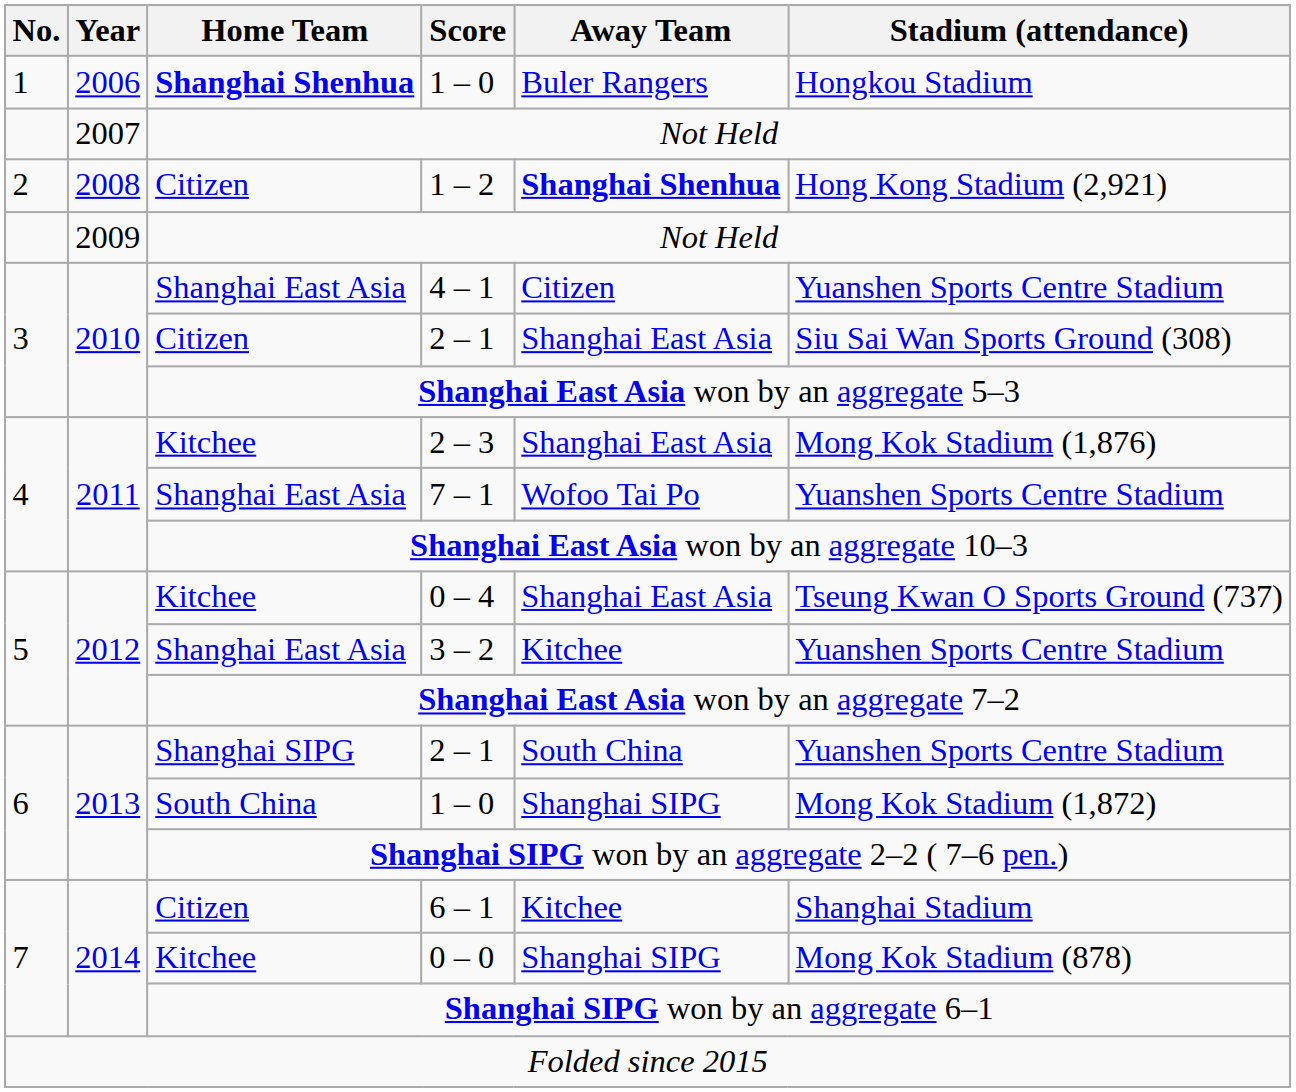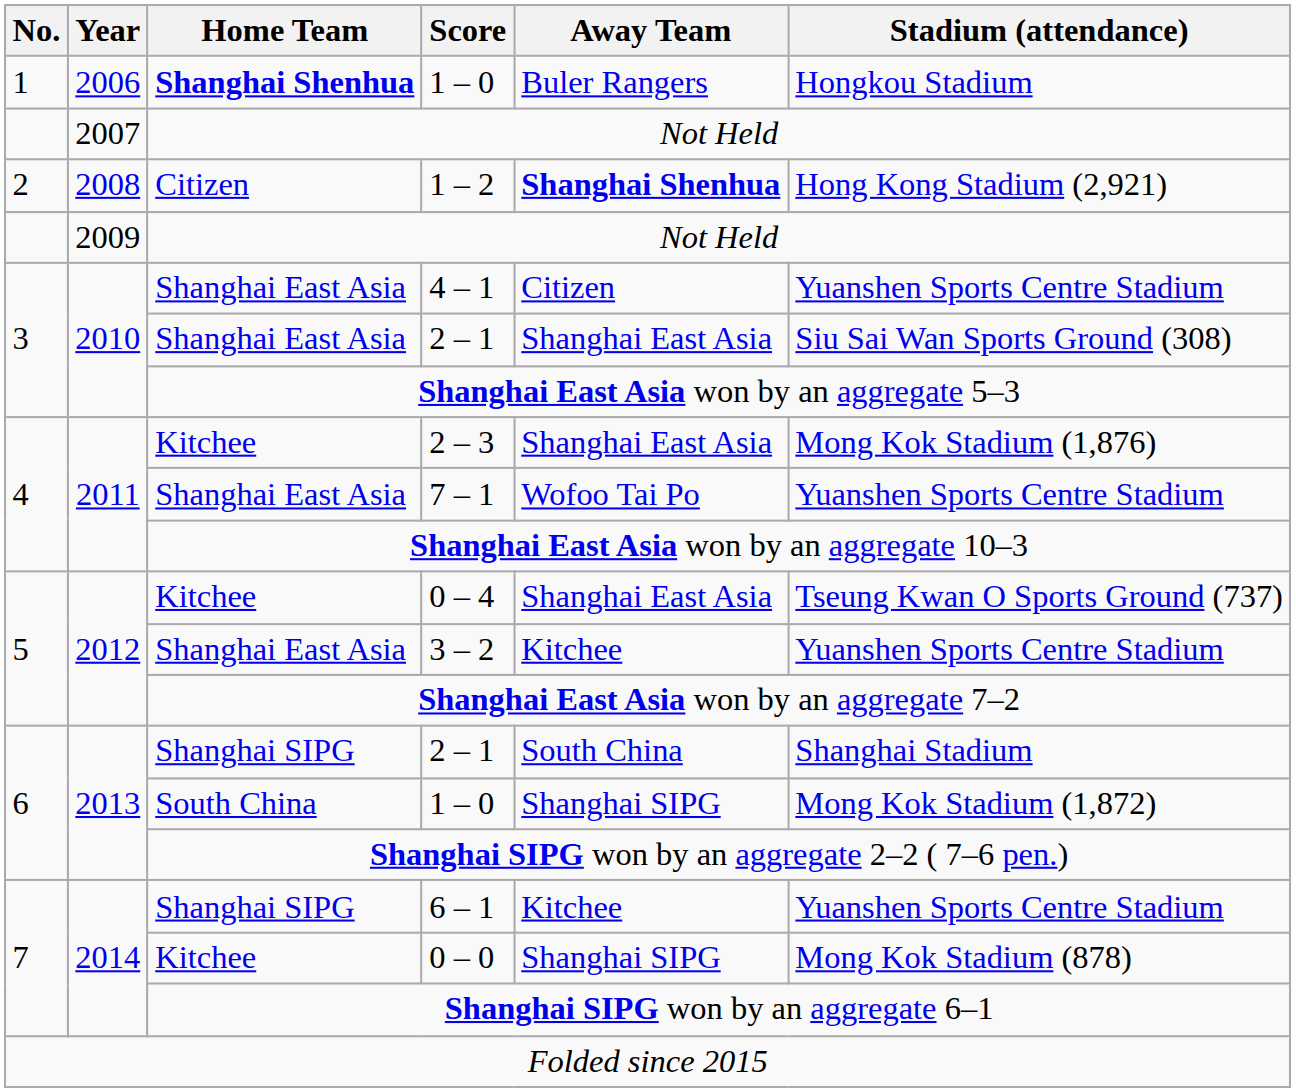(202, 339) Citizen -> (281, 339) Shanghai East Asia
(1010, 751) Yuanshen Sports Centre Stadium -> (914, 751) Shanghai Stadium
(202, 905) Citizen -> (255, 905) Shanghai SIPG
(914, 905) Shanghai Stadium -> (1010, 905) Yuanshen Sports Centre Stadium
